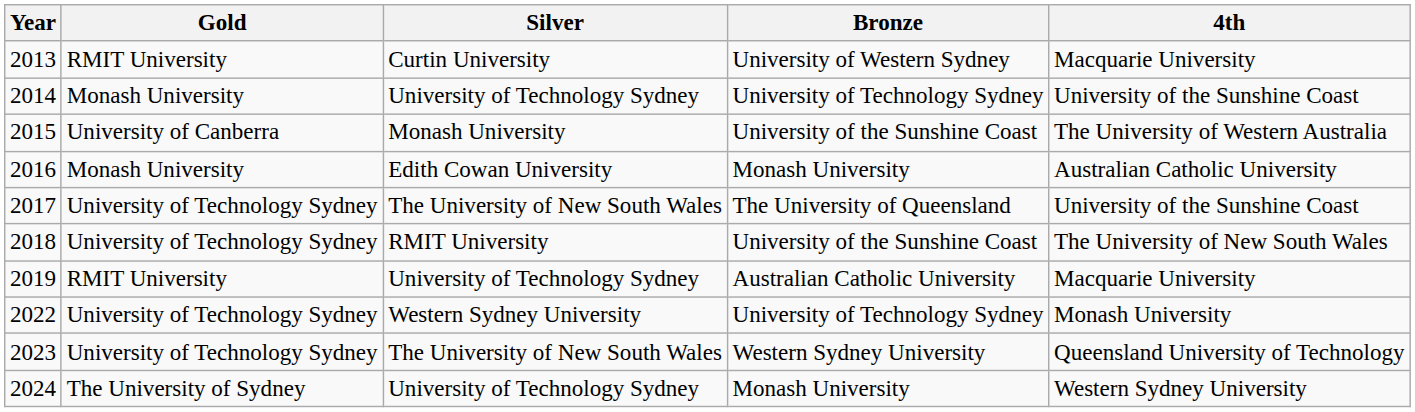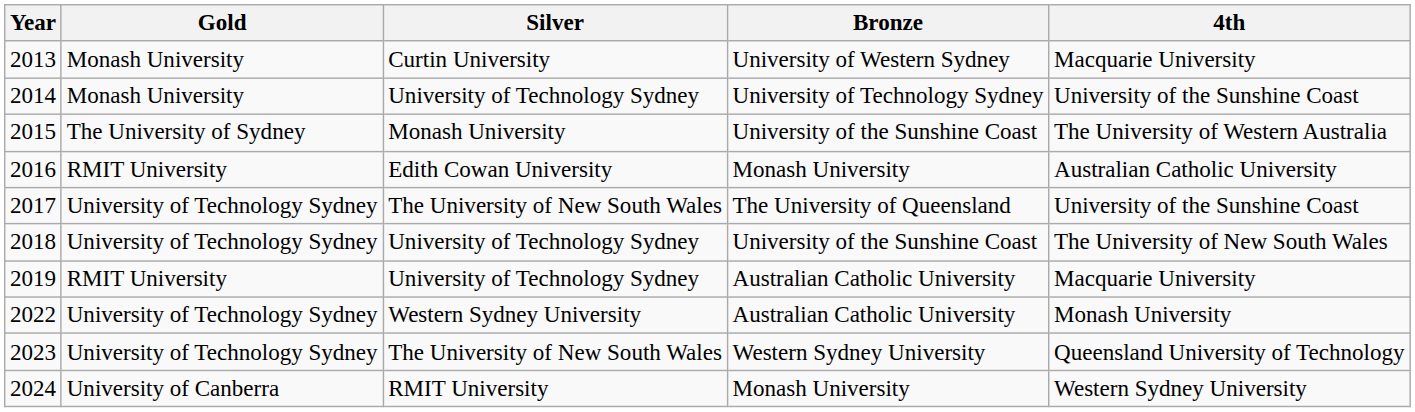(147, 59) RMIT University -> (155, 59) Monash University
(173, 132) University of Canberra -> (186, 132) The University of Sydney
(155, 168) Monash University -> (147, 168) RMIT University
(468, 242) RMIT University -> (544, 242) University of Technology Sydney
(888, 315) University of Technology Sydney -> (874, 315) Australian Catholic University
(186, 388) The University of Sydney -> (173, 388) University of Canberra
(544, 388) University of Technology Sydney -> (468, 388) RMIT University
